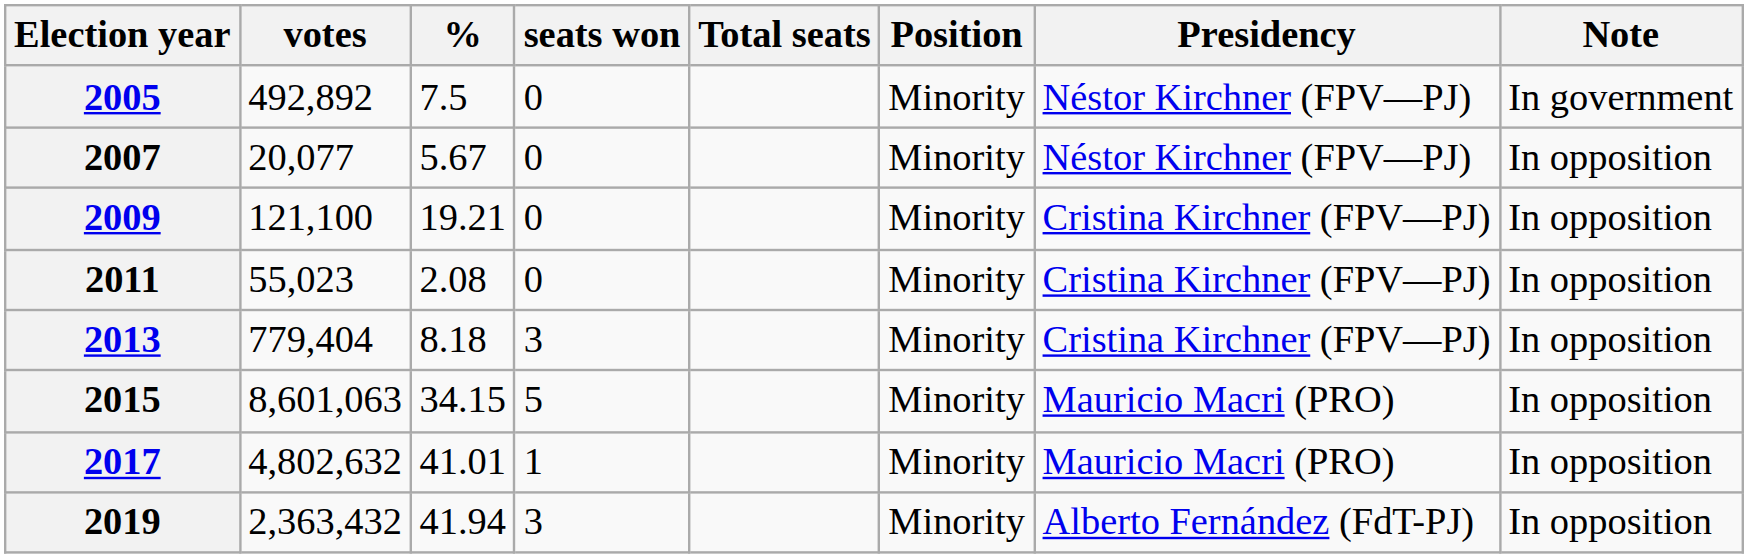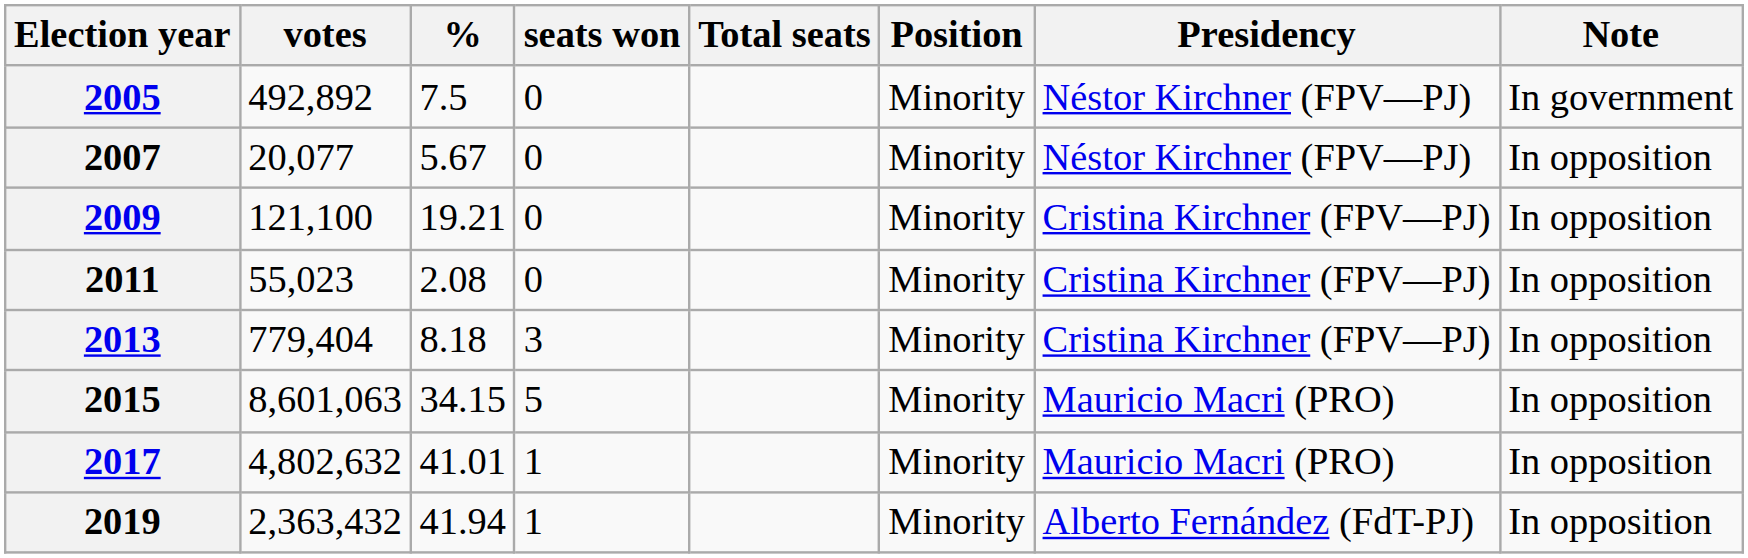(533, 522) 3 -> (533, 522) 1
